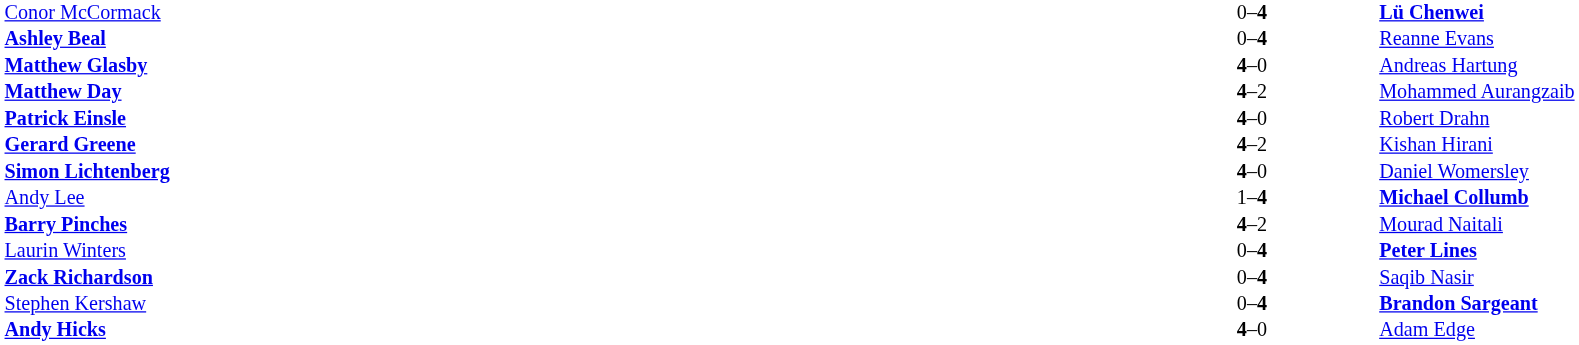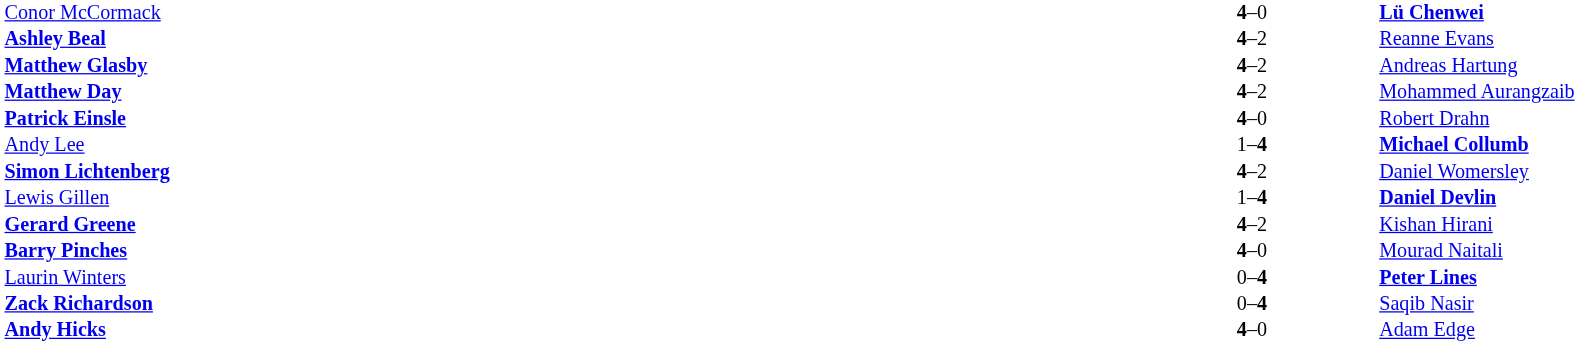(1252, 12) 0–4 -> (1252, 12) 4–0
(1252, 38) 0–4 -> (1252, 38) 4–2
(1252, 65) 4–0 -> (1252, 65) 4–2
rows swapped: (45, 197) <-> (70, 144)
(1252, 171) 4–0 -> (1252, 171) 4–2
+ row: (57, 197)
(1252, 224) 4–2 -> (1252, 250) 4–0
- row: (75, 303)
